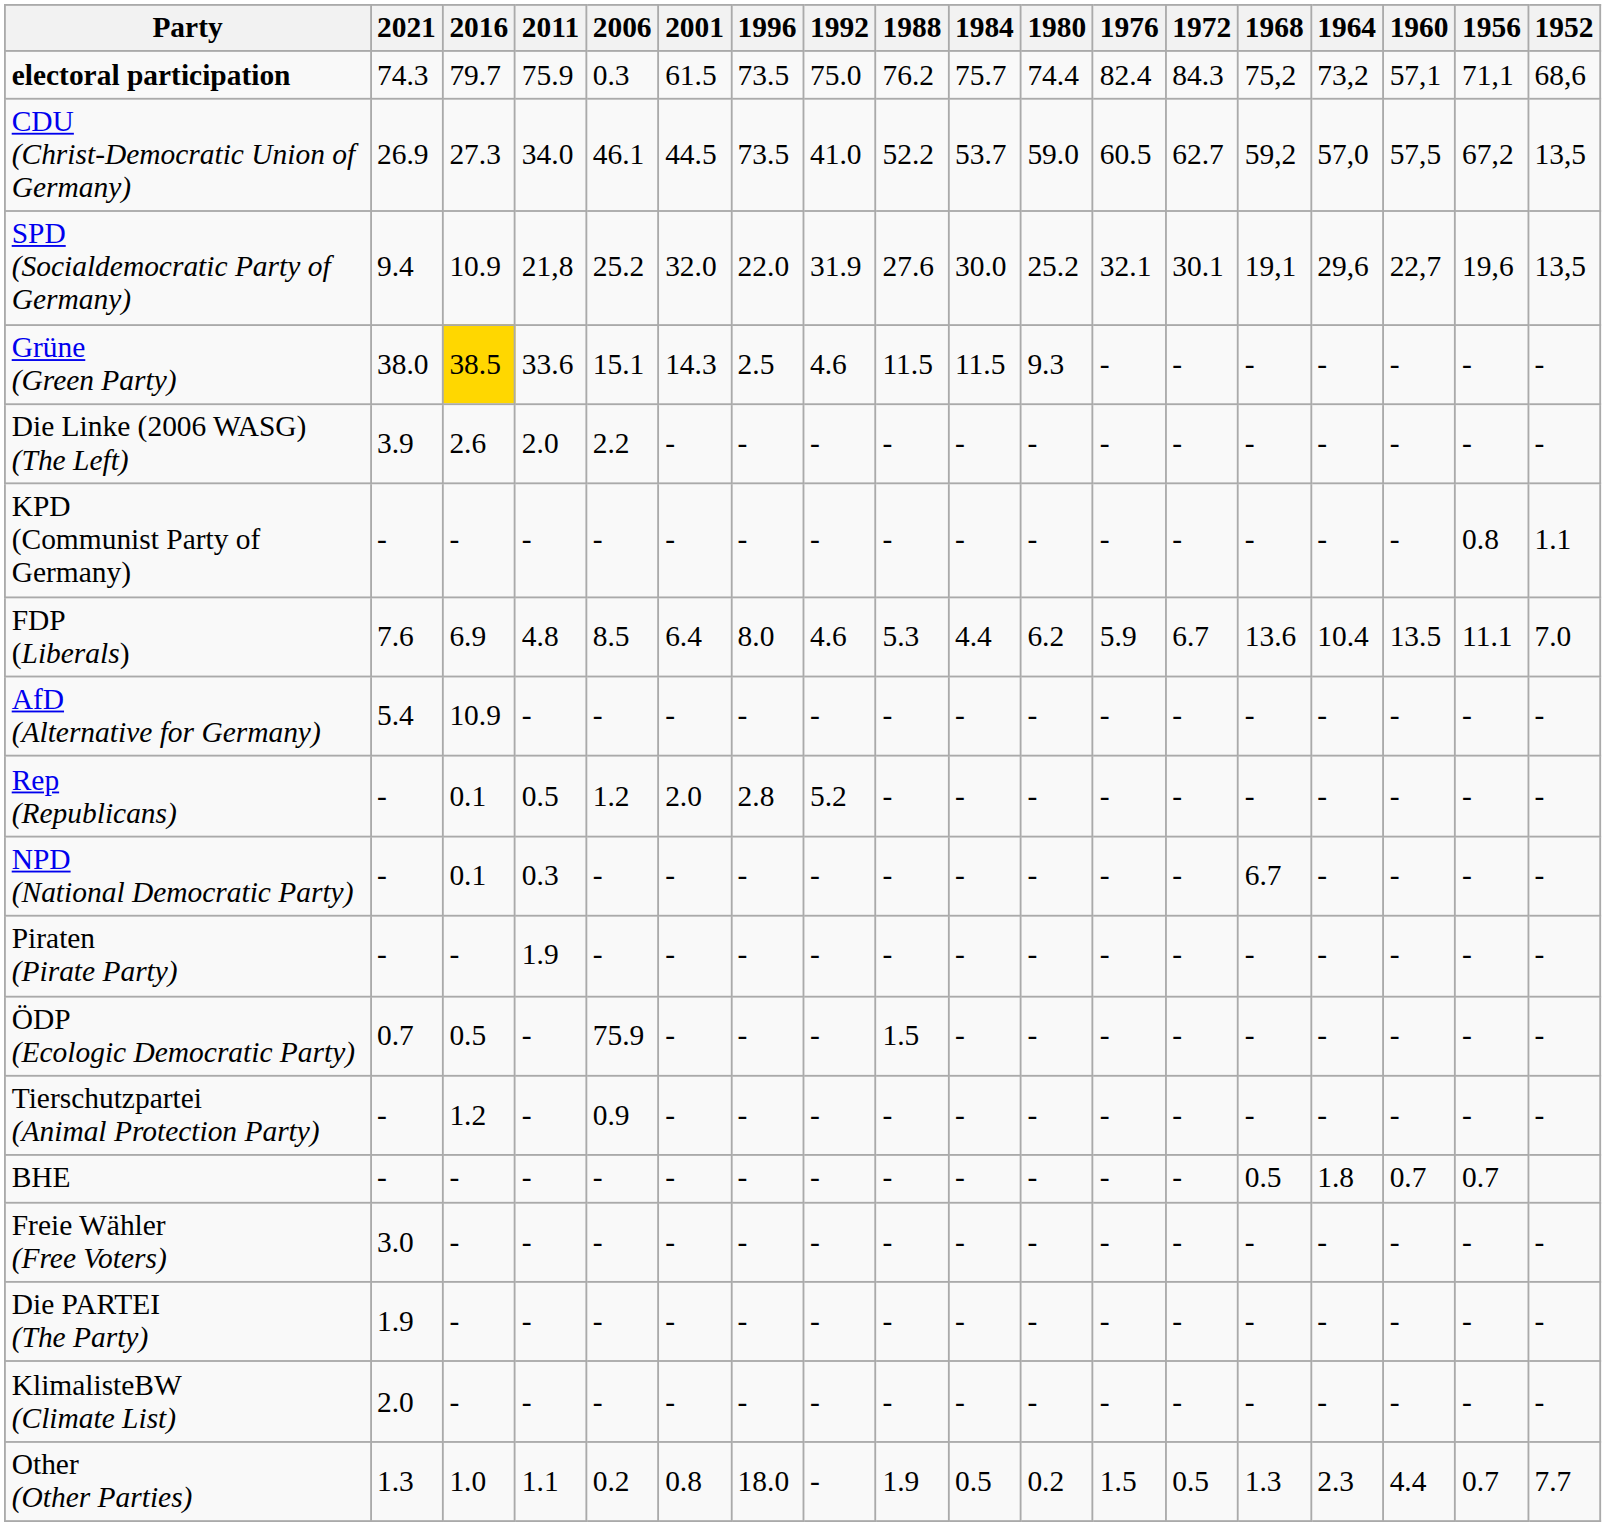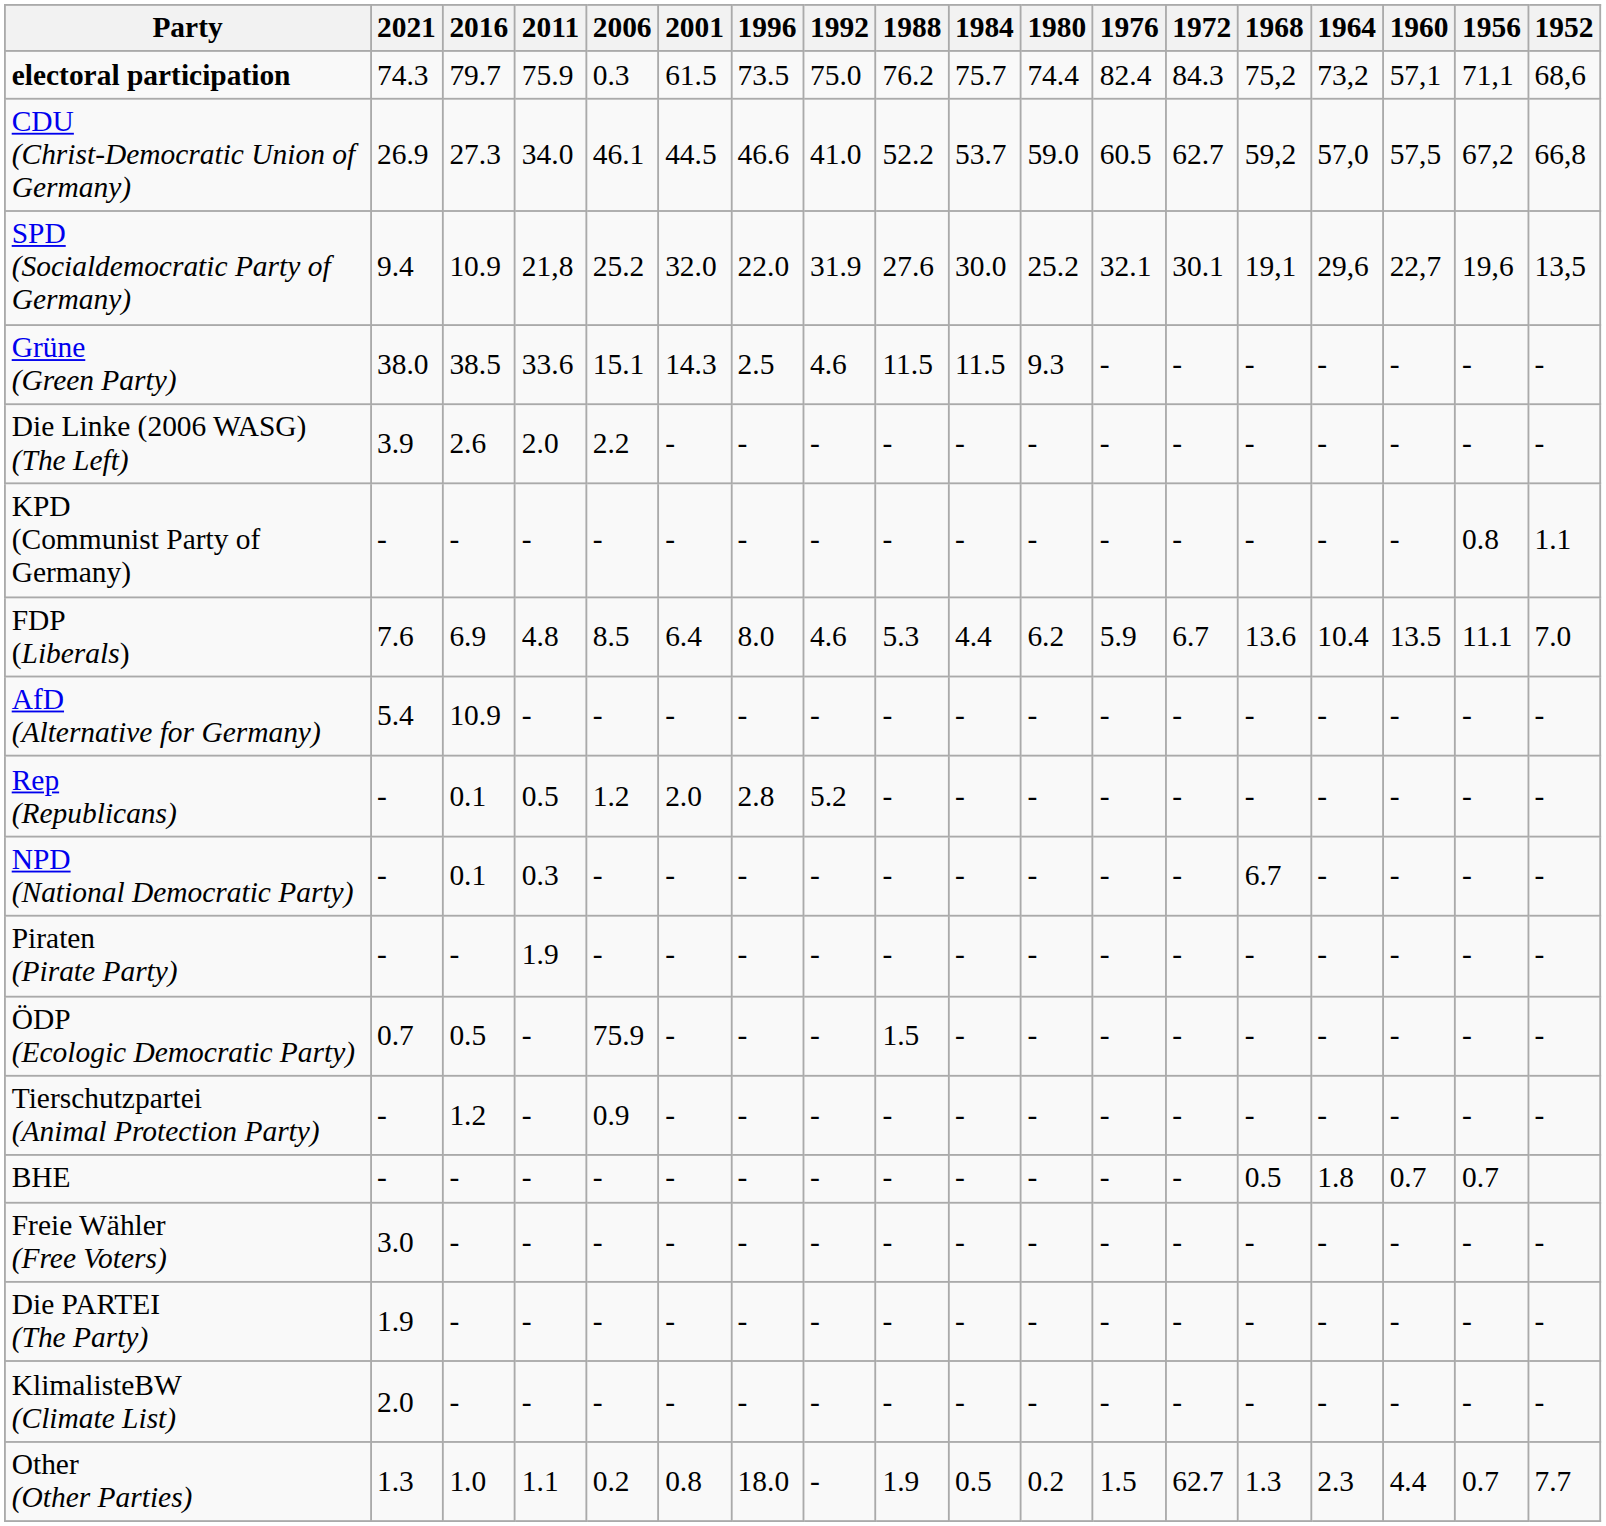(763, 154) 73.5 -> (763, 154) 46.6
(1560, 154) 13,5 -> (1560, 154) 66,8
(475, 363) gold background -> (475, 363) no background
(1191, 1480) 0.5 -> (1198, 1480) 62.7
